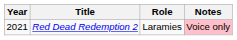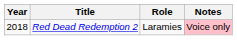(17, 27) 2021 -> (17, 27) 2018
